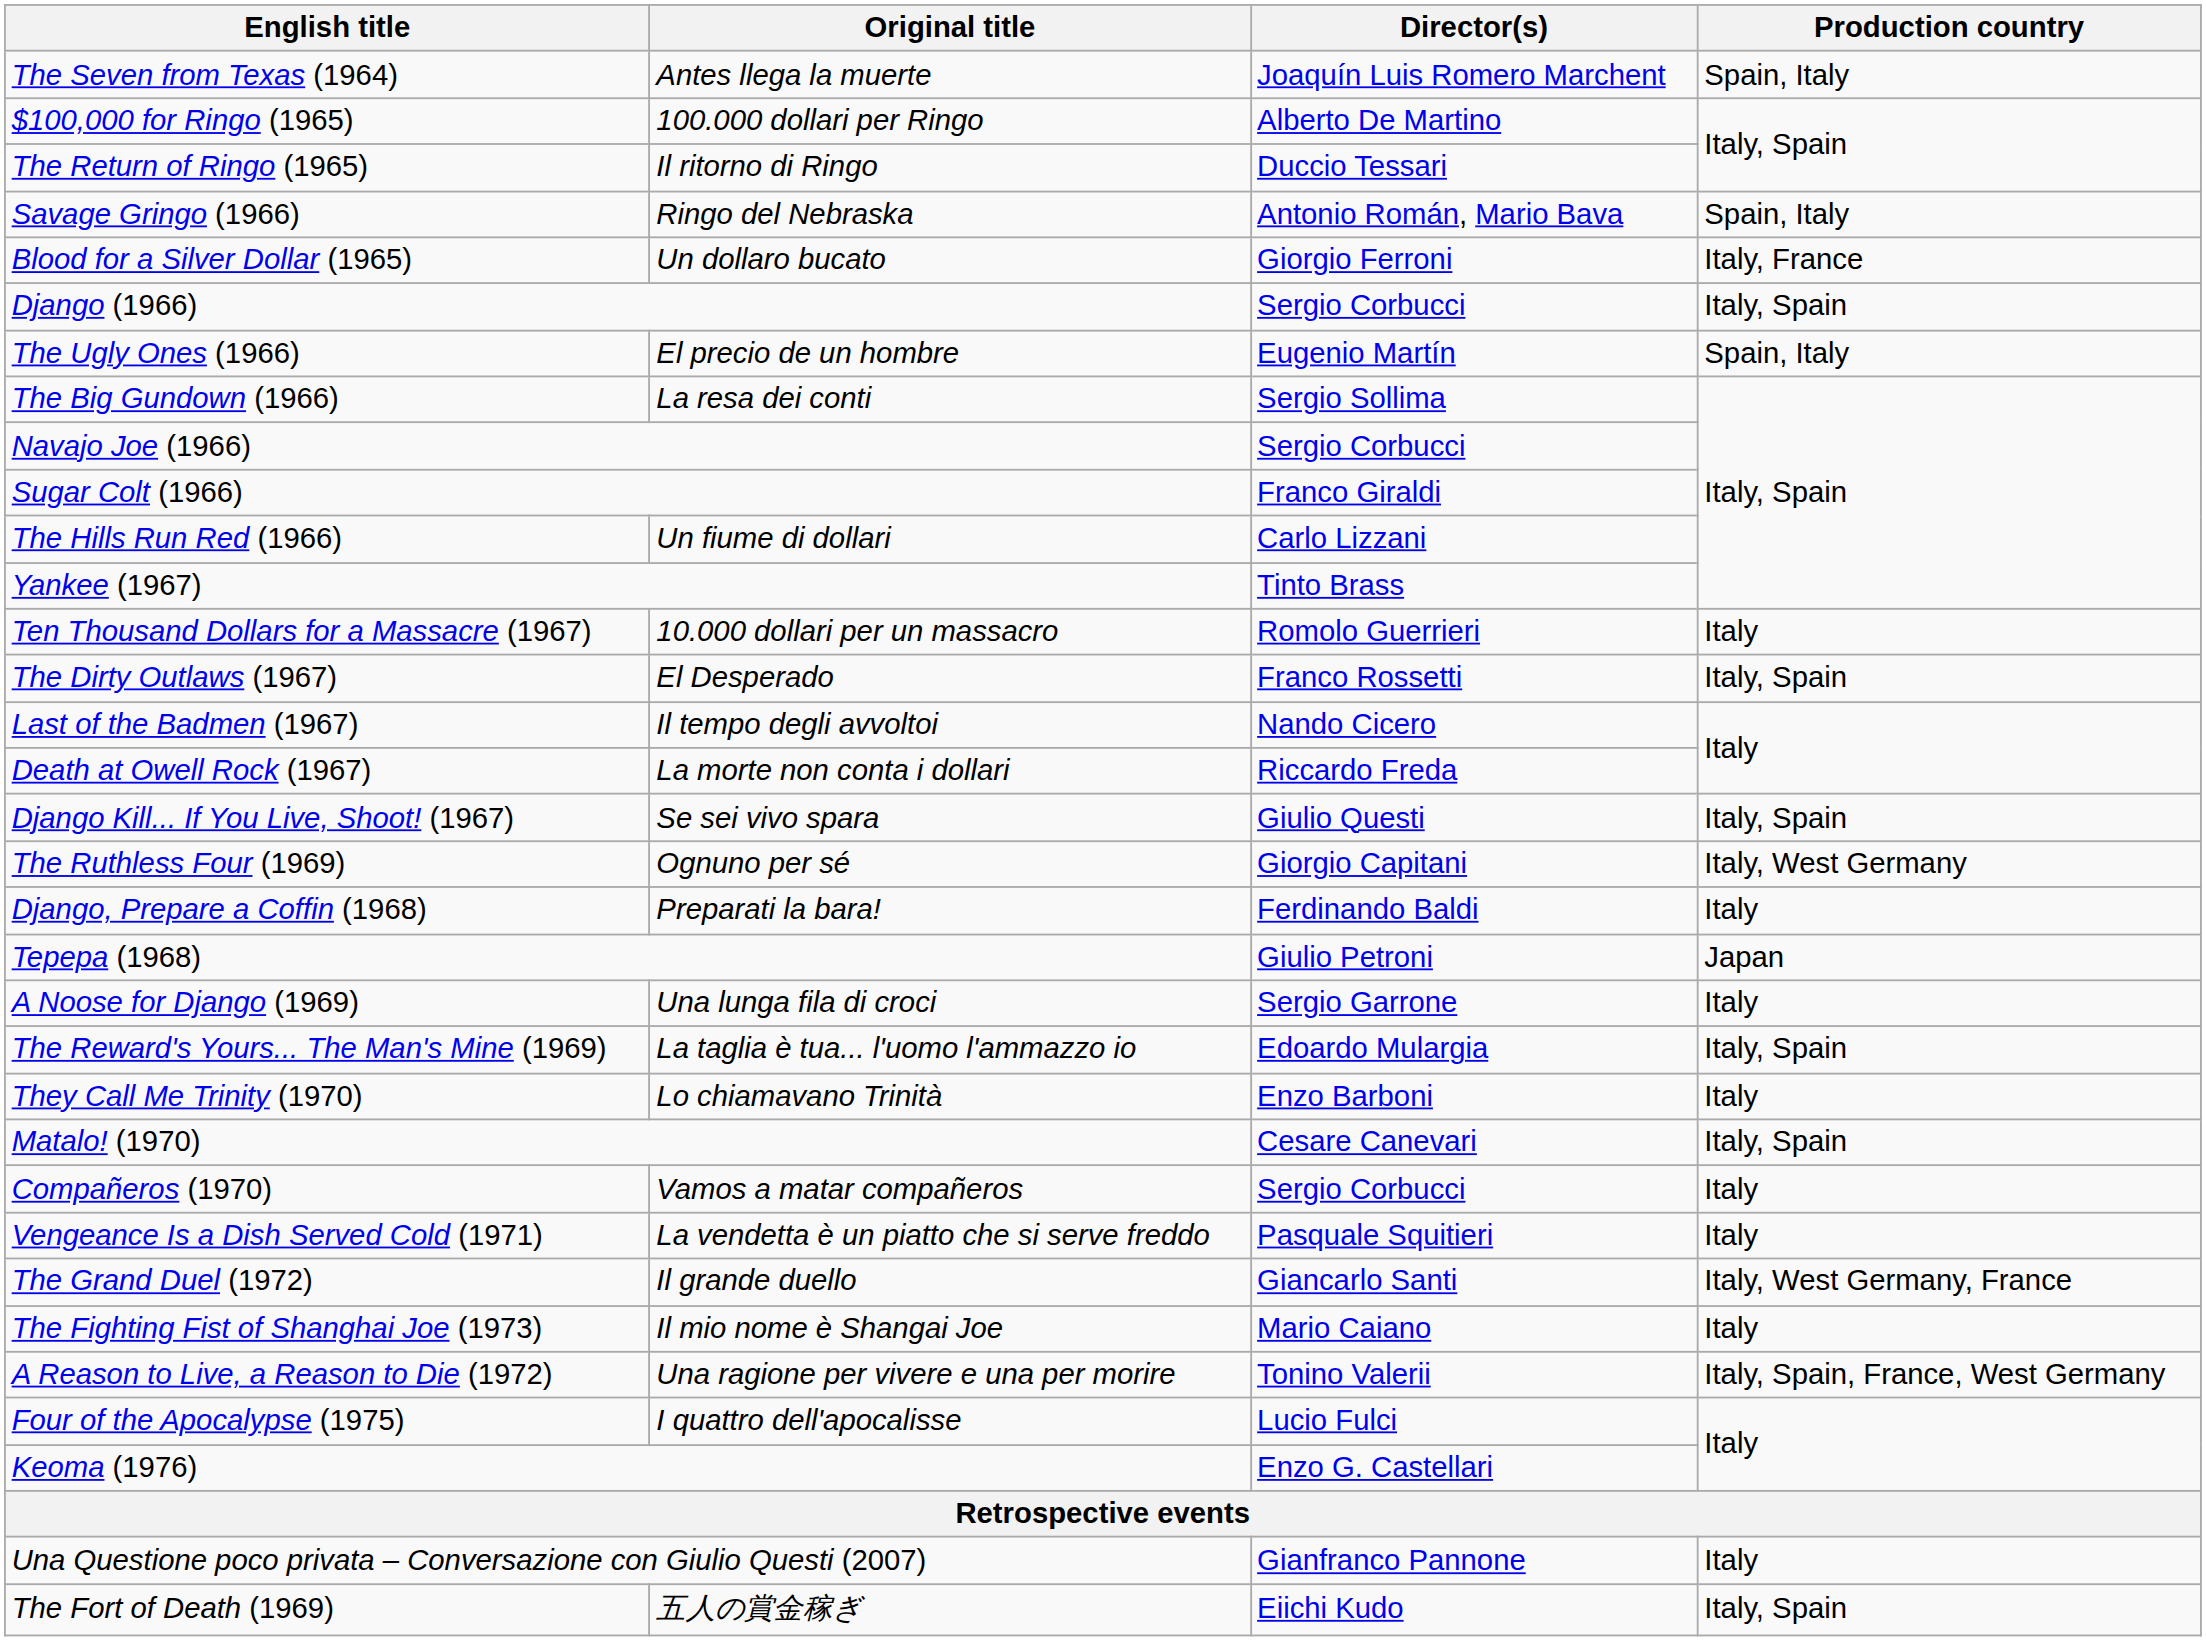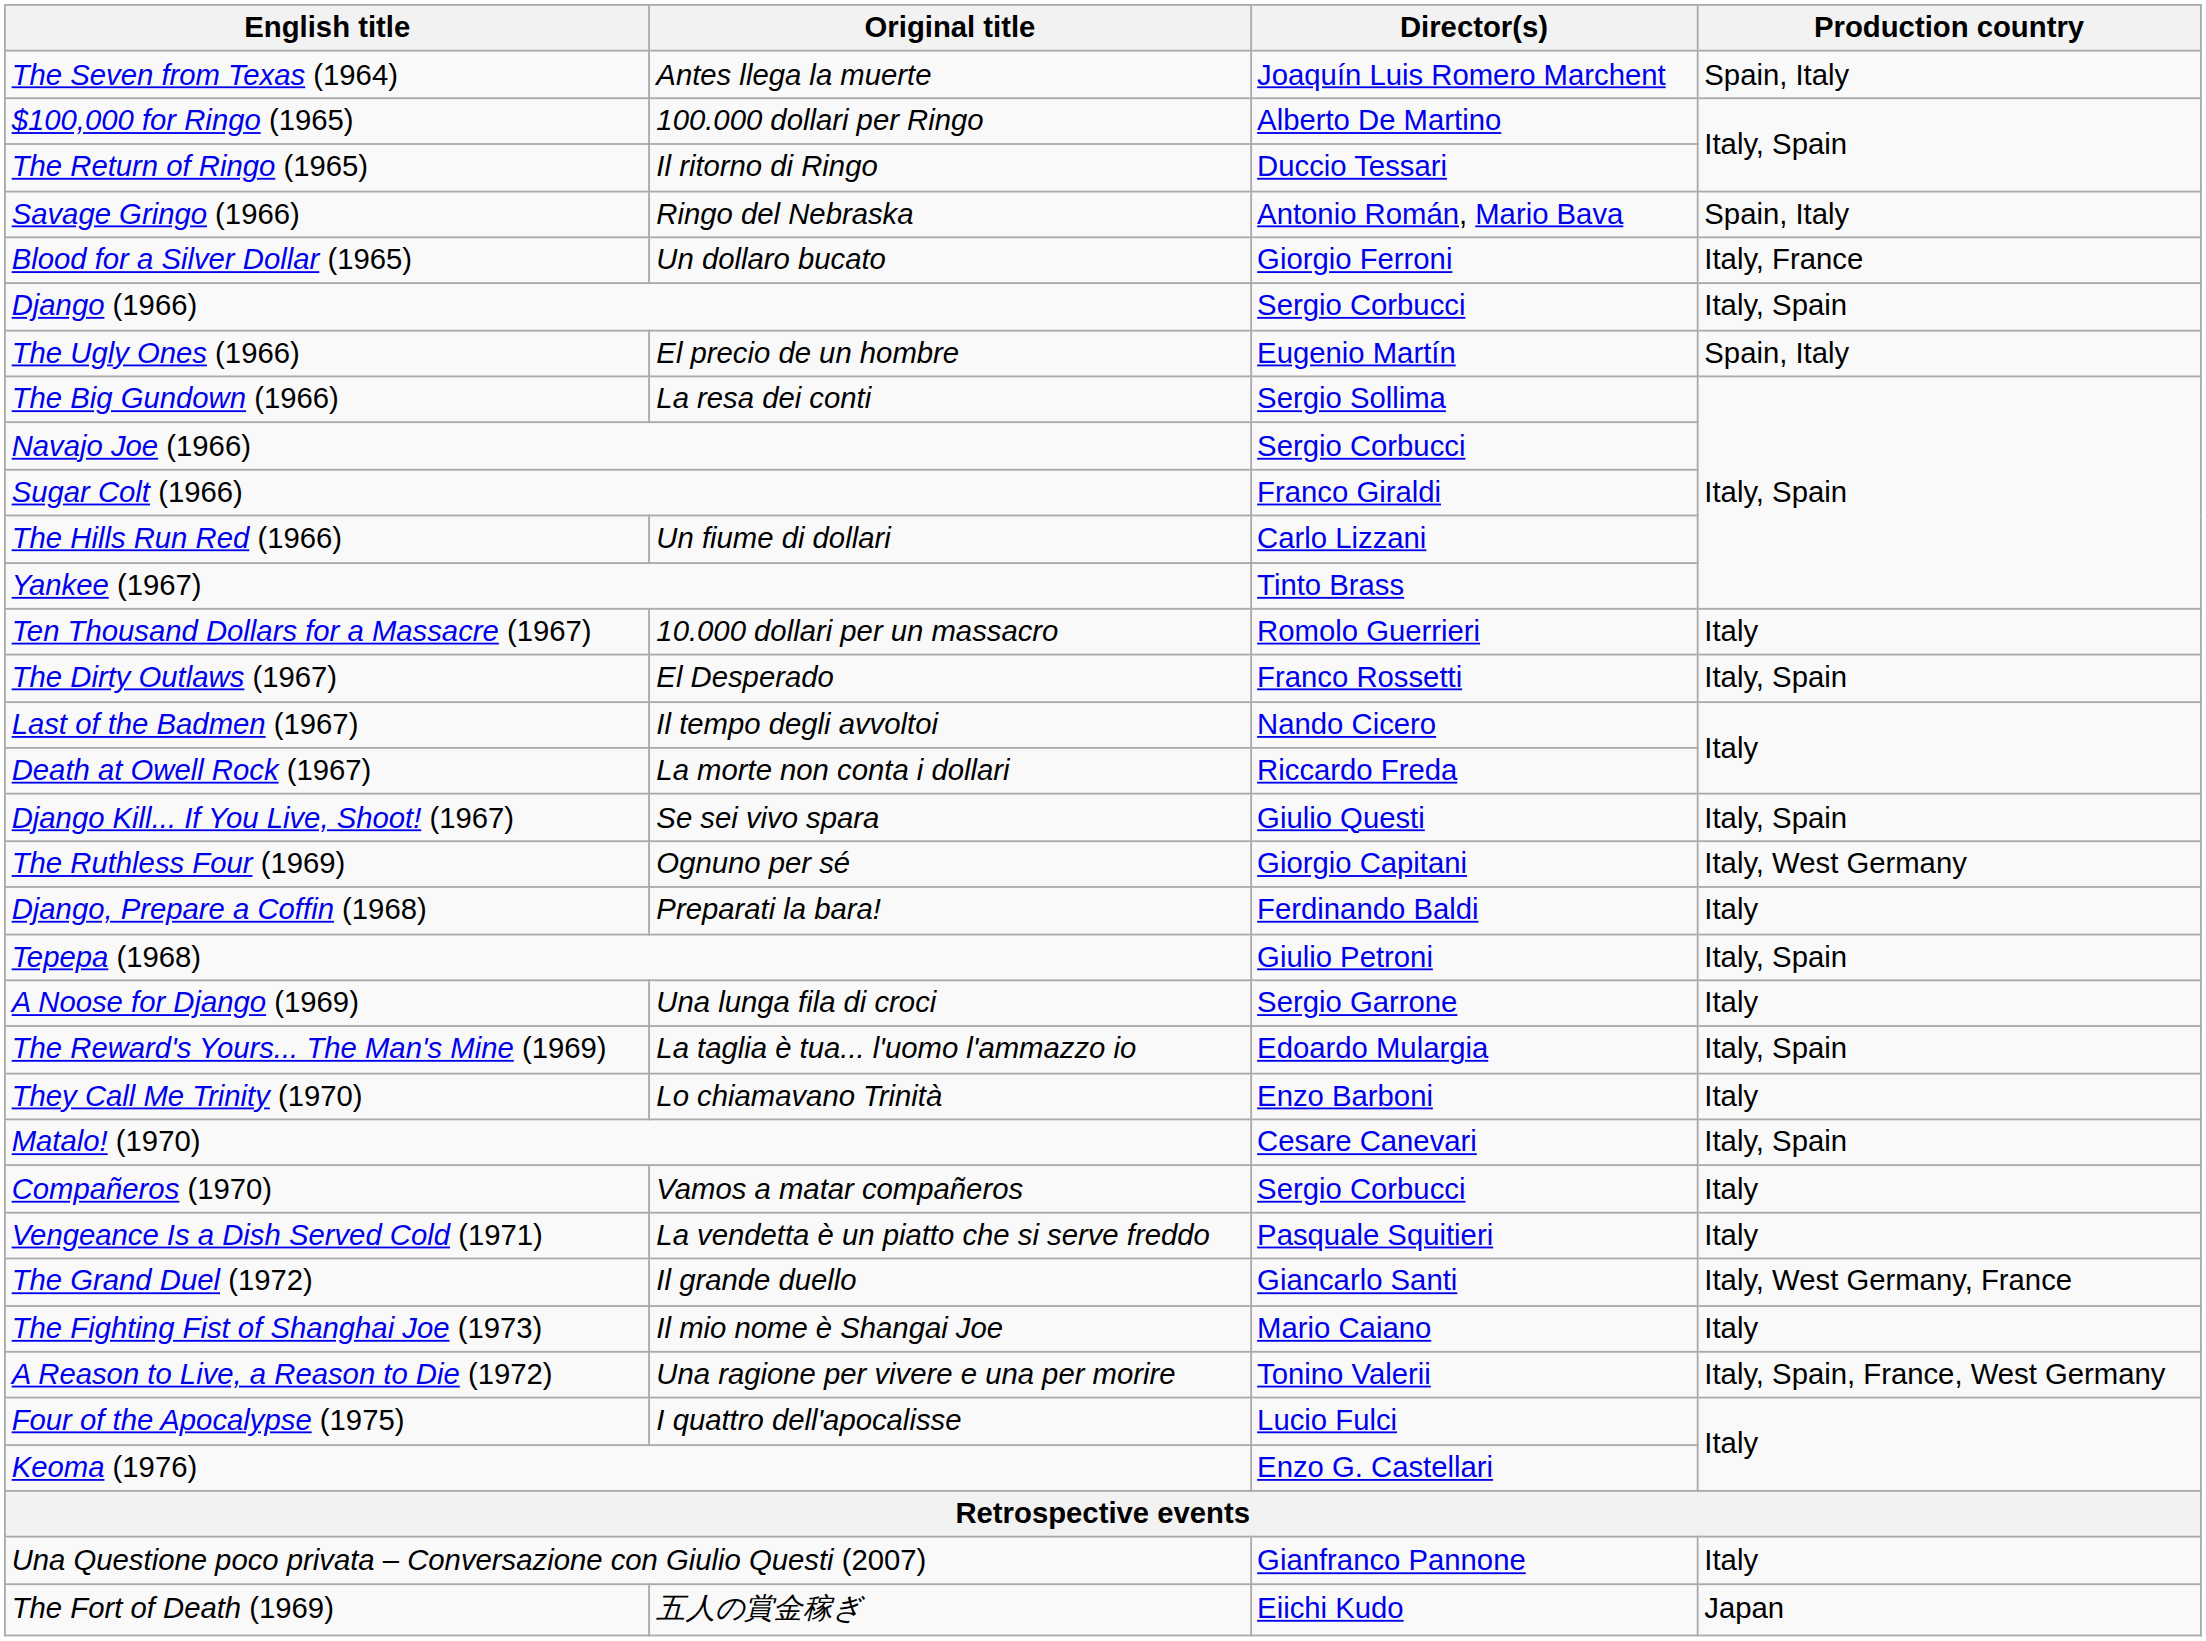(1744, 956) Japan -> (1776, 956) Italy, Spain
(1776, 1609) Italy, Spain -> (1744, 1609) Japan
